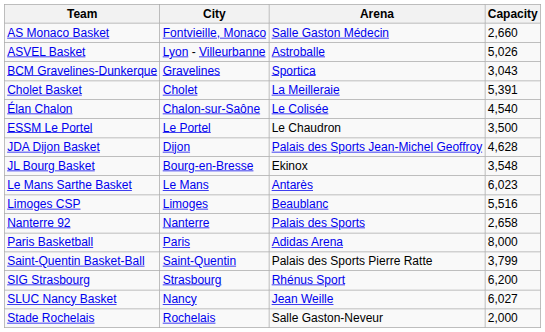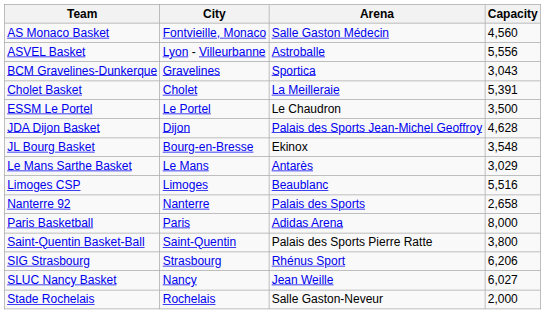(503, 33) 2,660 -> (503, 33) 4,560
(503, 52) 5,026 -> (503, 52) 5,556
- row: (40, 109)
(503, 185) 6,023 -> (503, 166) 3,029
(503, 261) 3,799 -> (503, 242) 3,800
(503, 280) 6,200 -> (503, 261) 6,206
